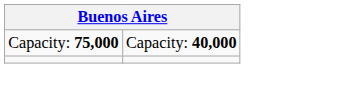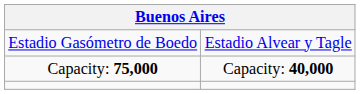+ row: (103, 42)
